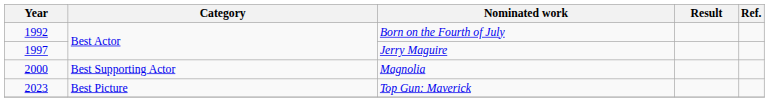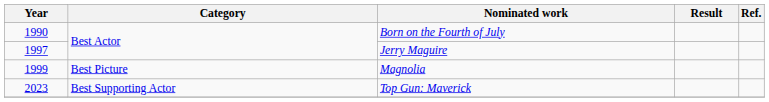(36, 32) 1992 -> (36, 32) 1990
(36, 69) 2000 -> (36, 69) 1999
(123, 69) Best Supporting Actor -> (99, 69) Best Picture
(99, 87) Best Picture -> (123, 87) Best Supporting Actor
